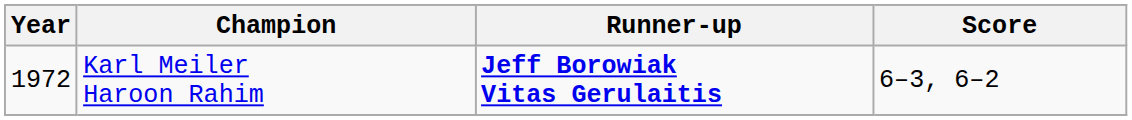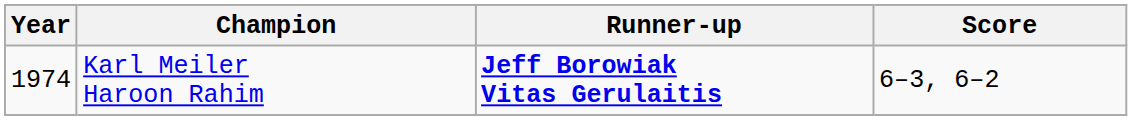(41, 81) 1972 -> (41, 81) 1974
